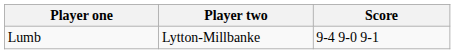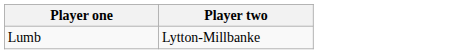- column: (382, 15)
